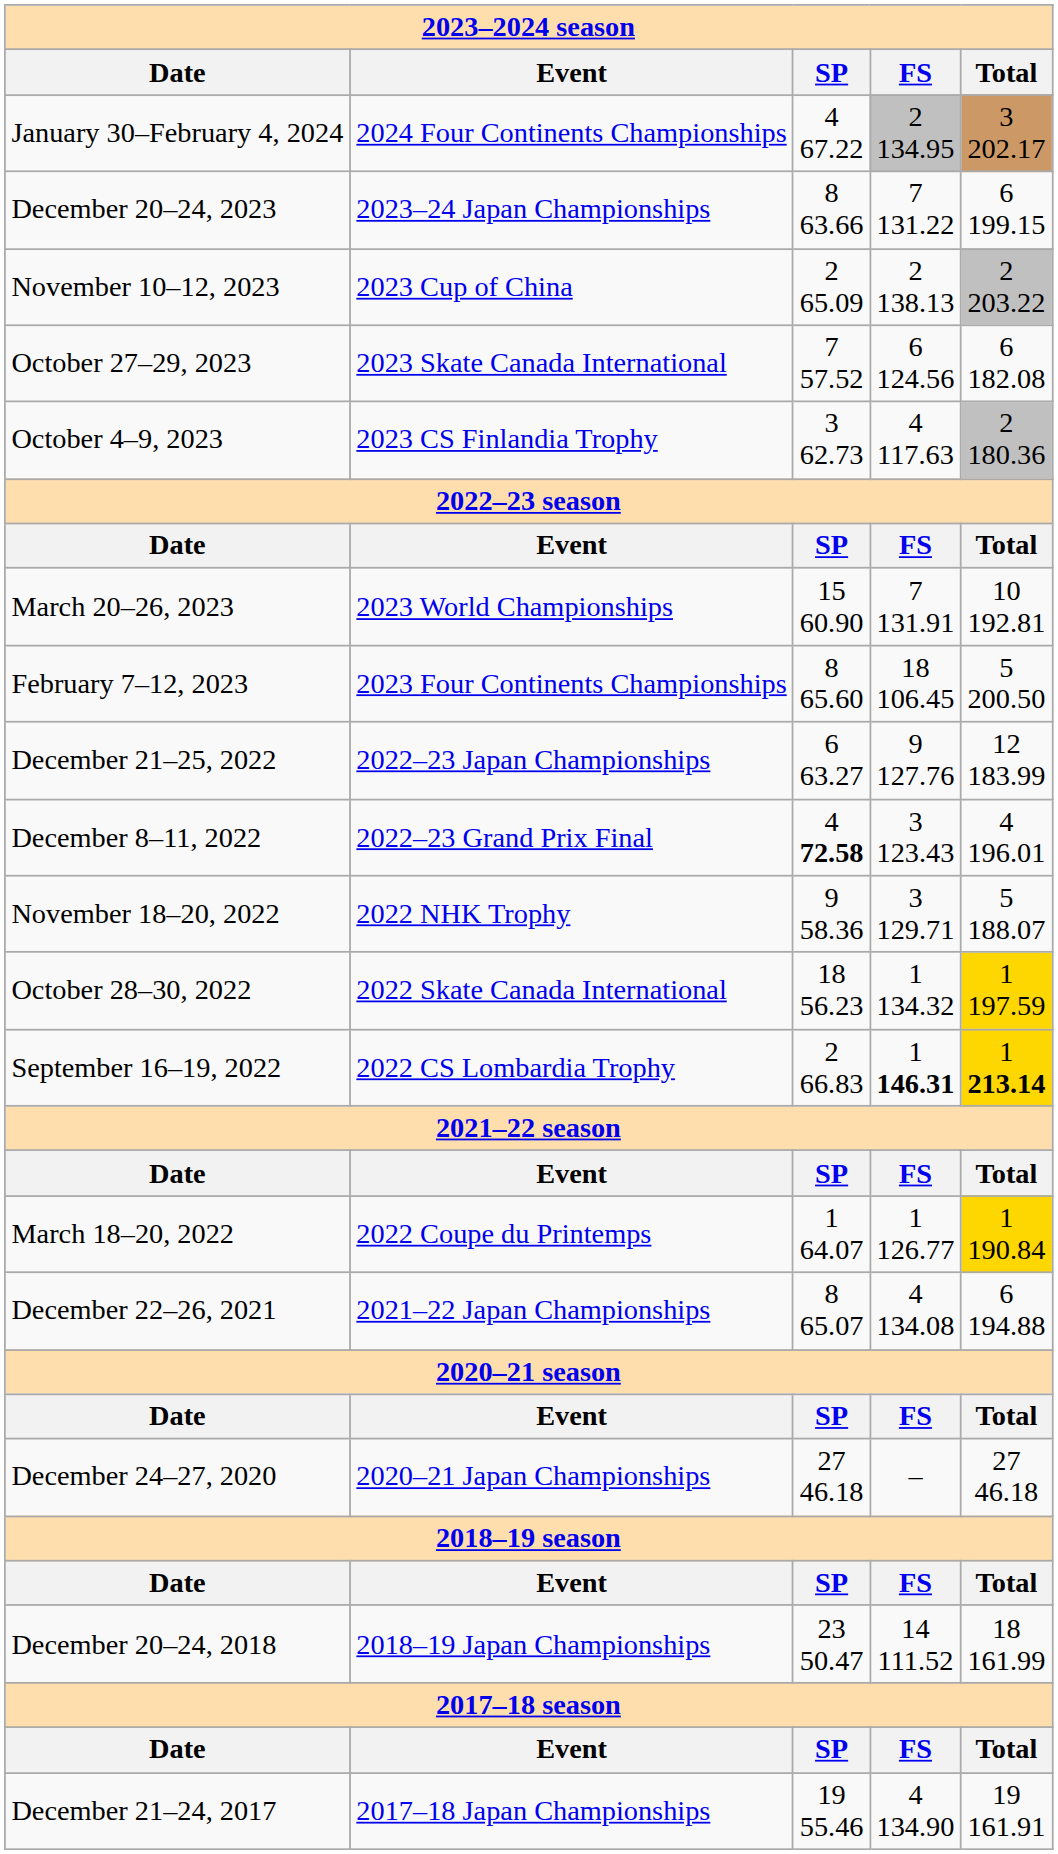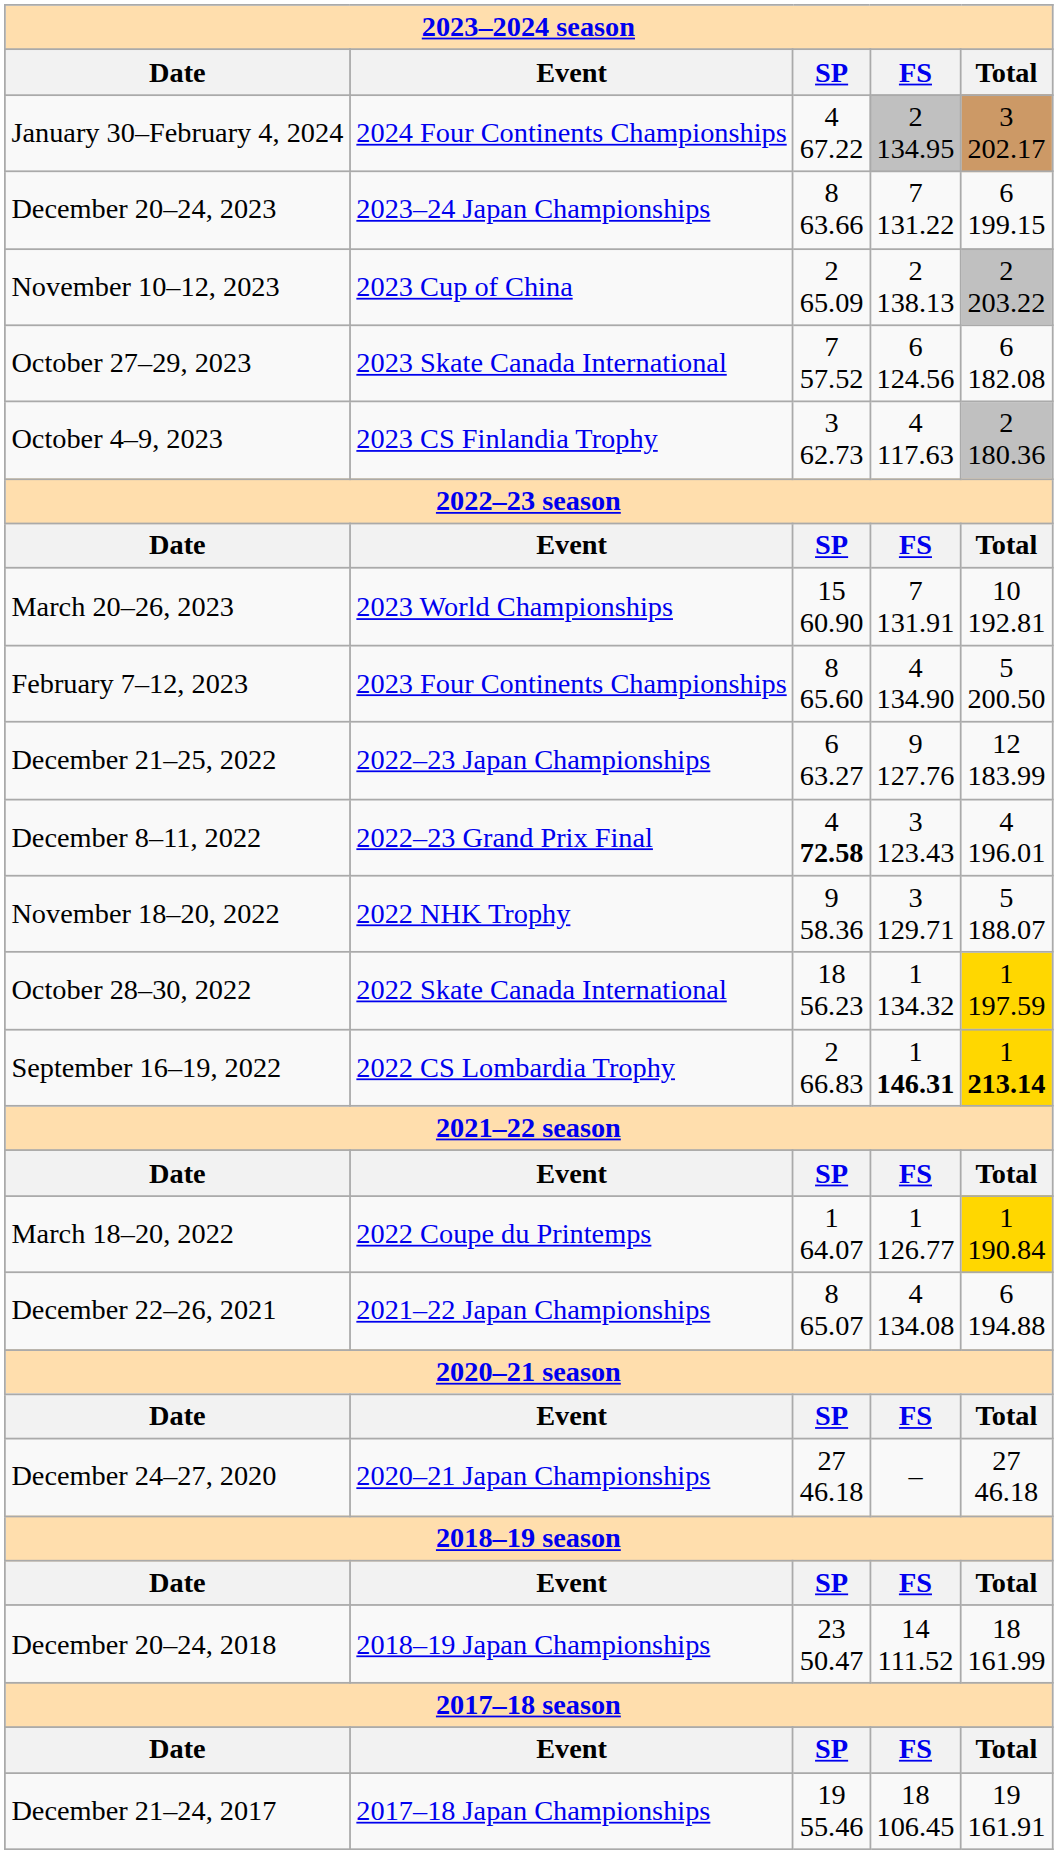(915, 683) 18 106.45 -> (915, 683) 4 134.90
(915, 1810) 4 134.90 -> (915, 1810) 18 106.45
